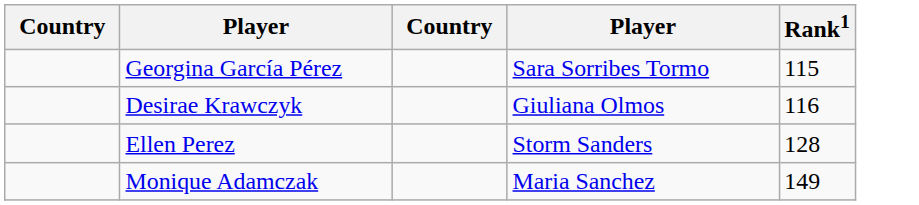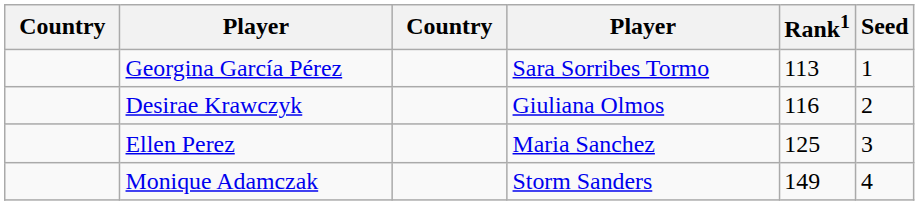+ column: (885, 26)
(802, 67) 115 -> (802, 67) 113
(582, 143) Storm Sanders -> (584, 143) Maria Sanchez
(802, 143) 128 -> (802, 143) 125
(584, 181) Maria Sanchez -> (582, 181) Storm Sanders
